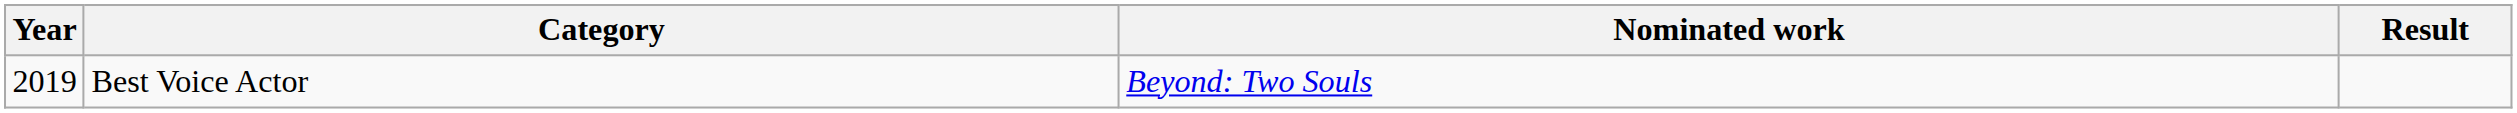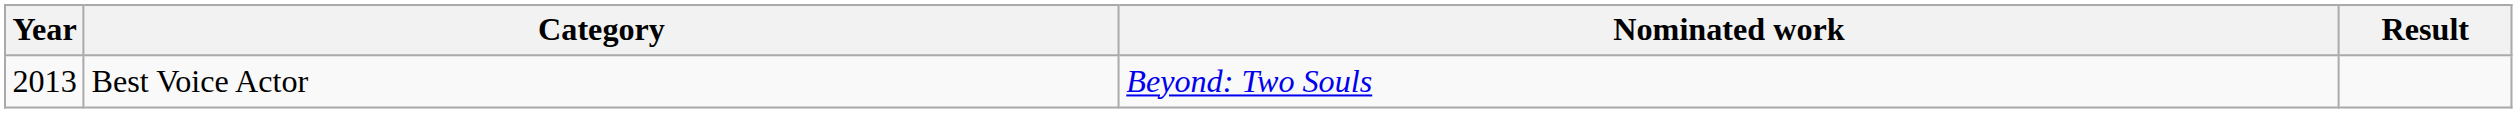(45, 81) 2019 -> (45, 81) 2013
